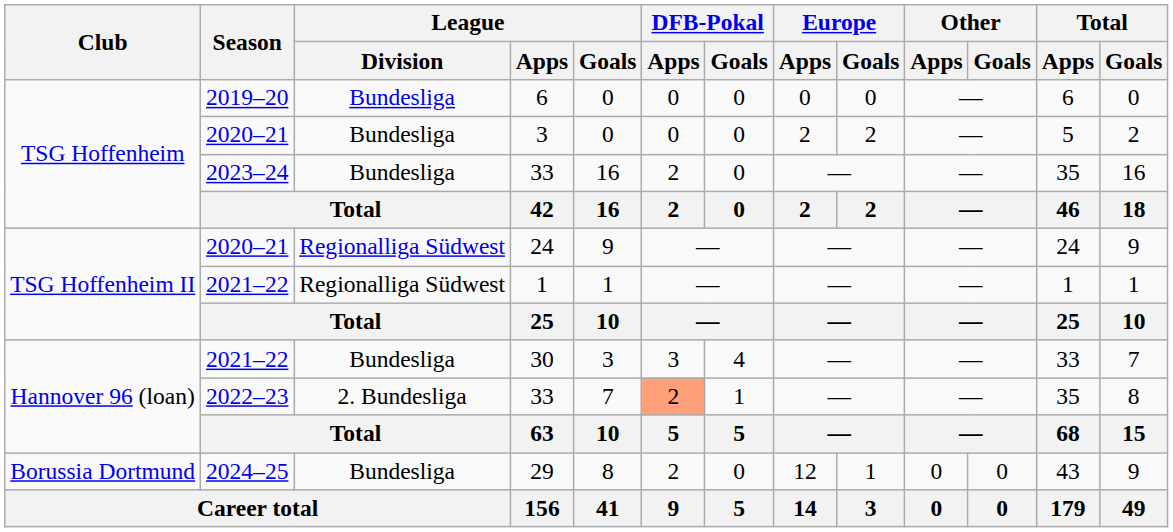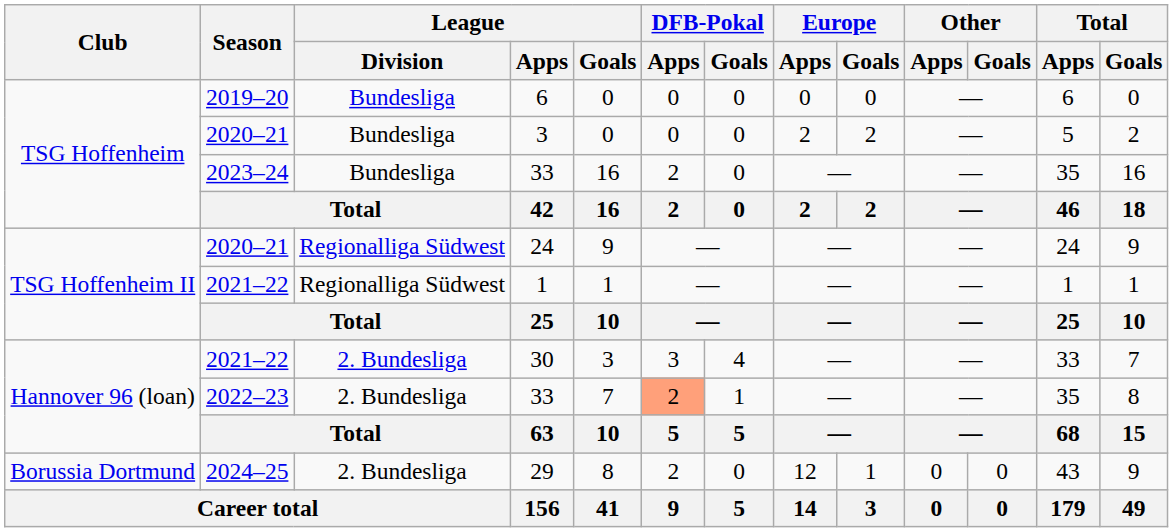(402, 358) Bundesliga -> (402, 358) 2. Bundesliga
(402, 470) Bundesliga -> (402, 470) 2. Bundesliga
